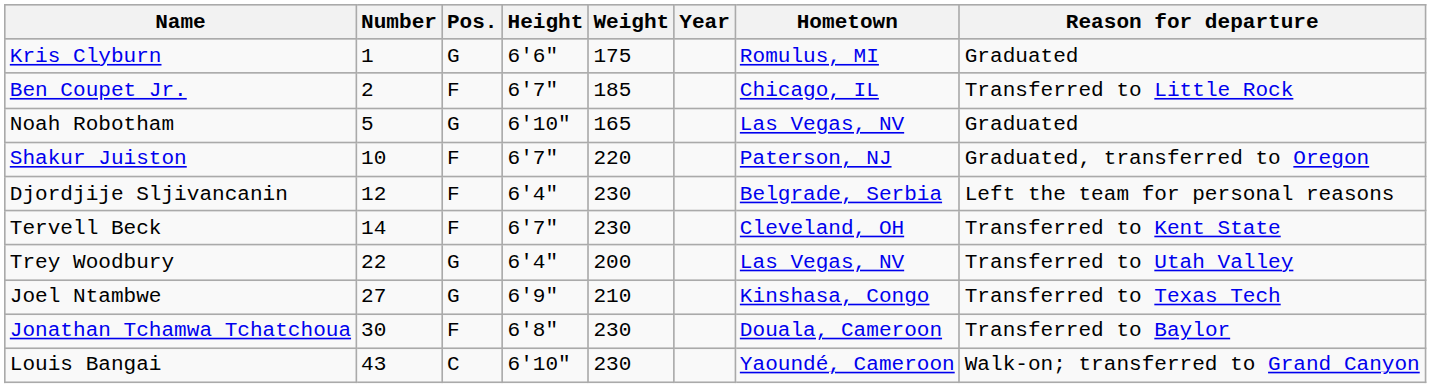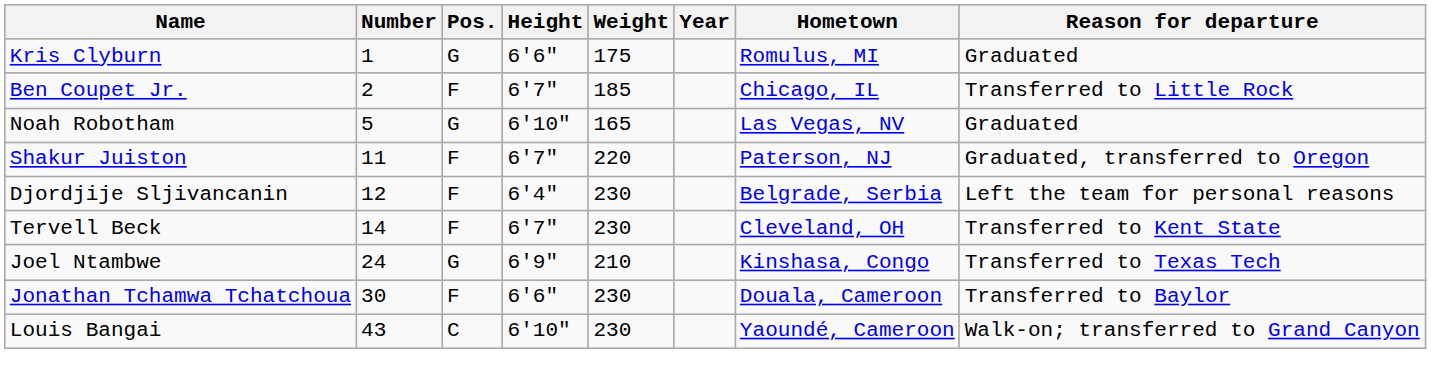(374, 159) 10 -> (374, 159) 11
- row: (92, 262)
(374, 297) 27 -> (374, 262) 24
(533, 331) 6'8" -> (533, 297) 6'6"
